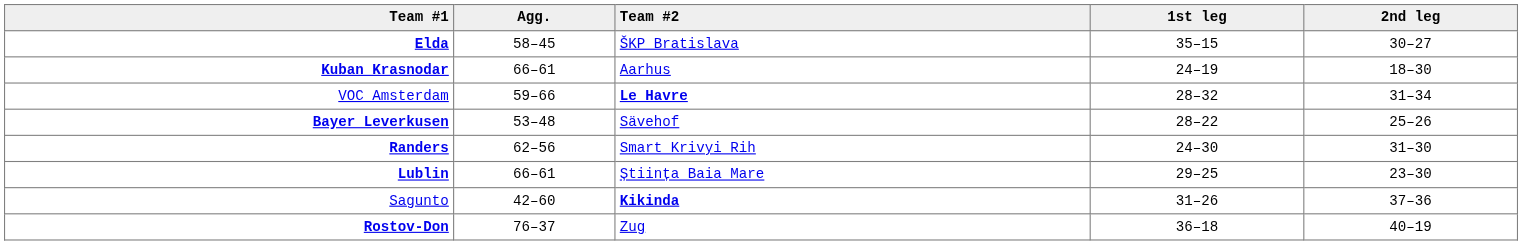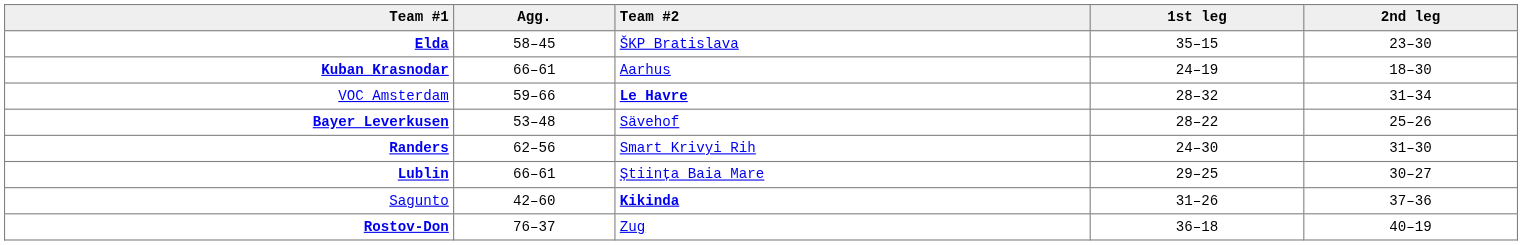(1410, 44) 30–27 -> (1410, 44) 23–30
(1410, 175) 23–30 -> (1410, 175) 30–27
